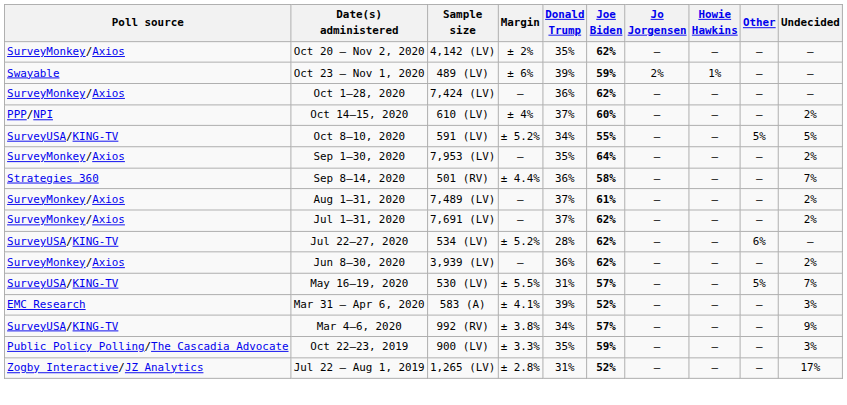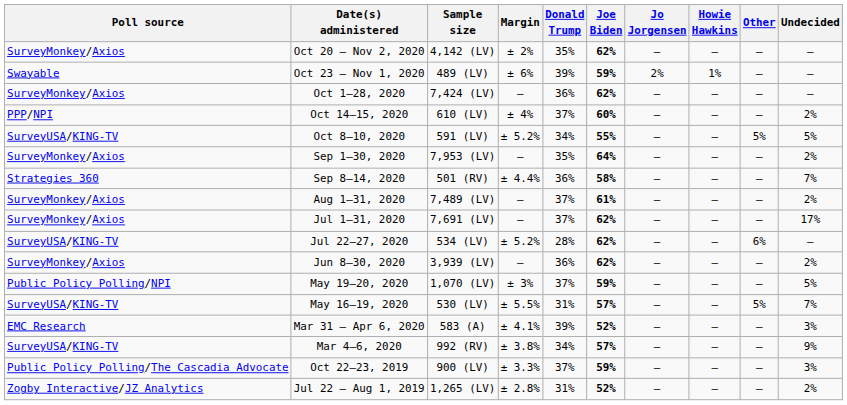(810, 220) 2% -> (810, 220) 17%
+ row: (359, 283)
(565, 346) 35% -> (565, 367) 37%
(810, 367) 17% -> (810, 388) 2%
